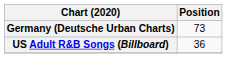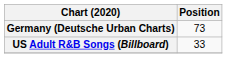(199, 45) 36 -> (199, 45) 33
